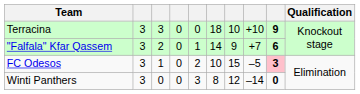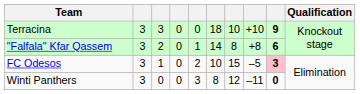(234, 47) 9 -> (234, 47) 8
(255, 47) +7 -> (255, 47) +8
(255, 81) –14 -> (255, 81) –11
